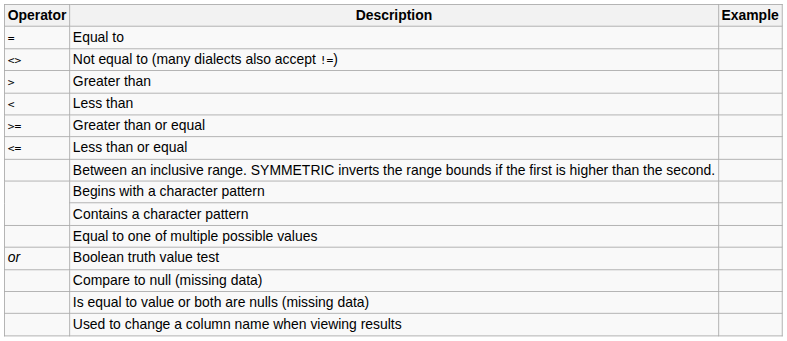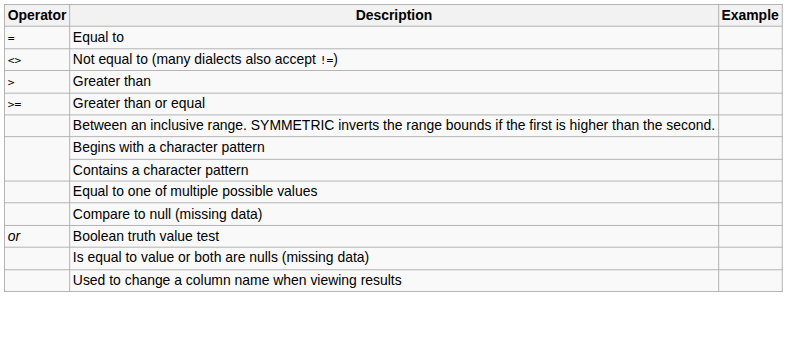- row: (103, 103)
- row: (130, 147)
rows swapped: (168, 280) <-> (146, 258)
